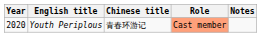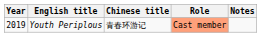(16, 25) 2020 -> (16, 25) 2019
